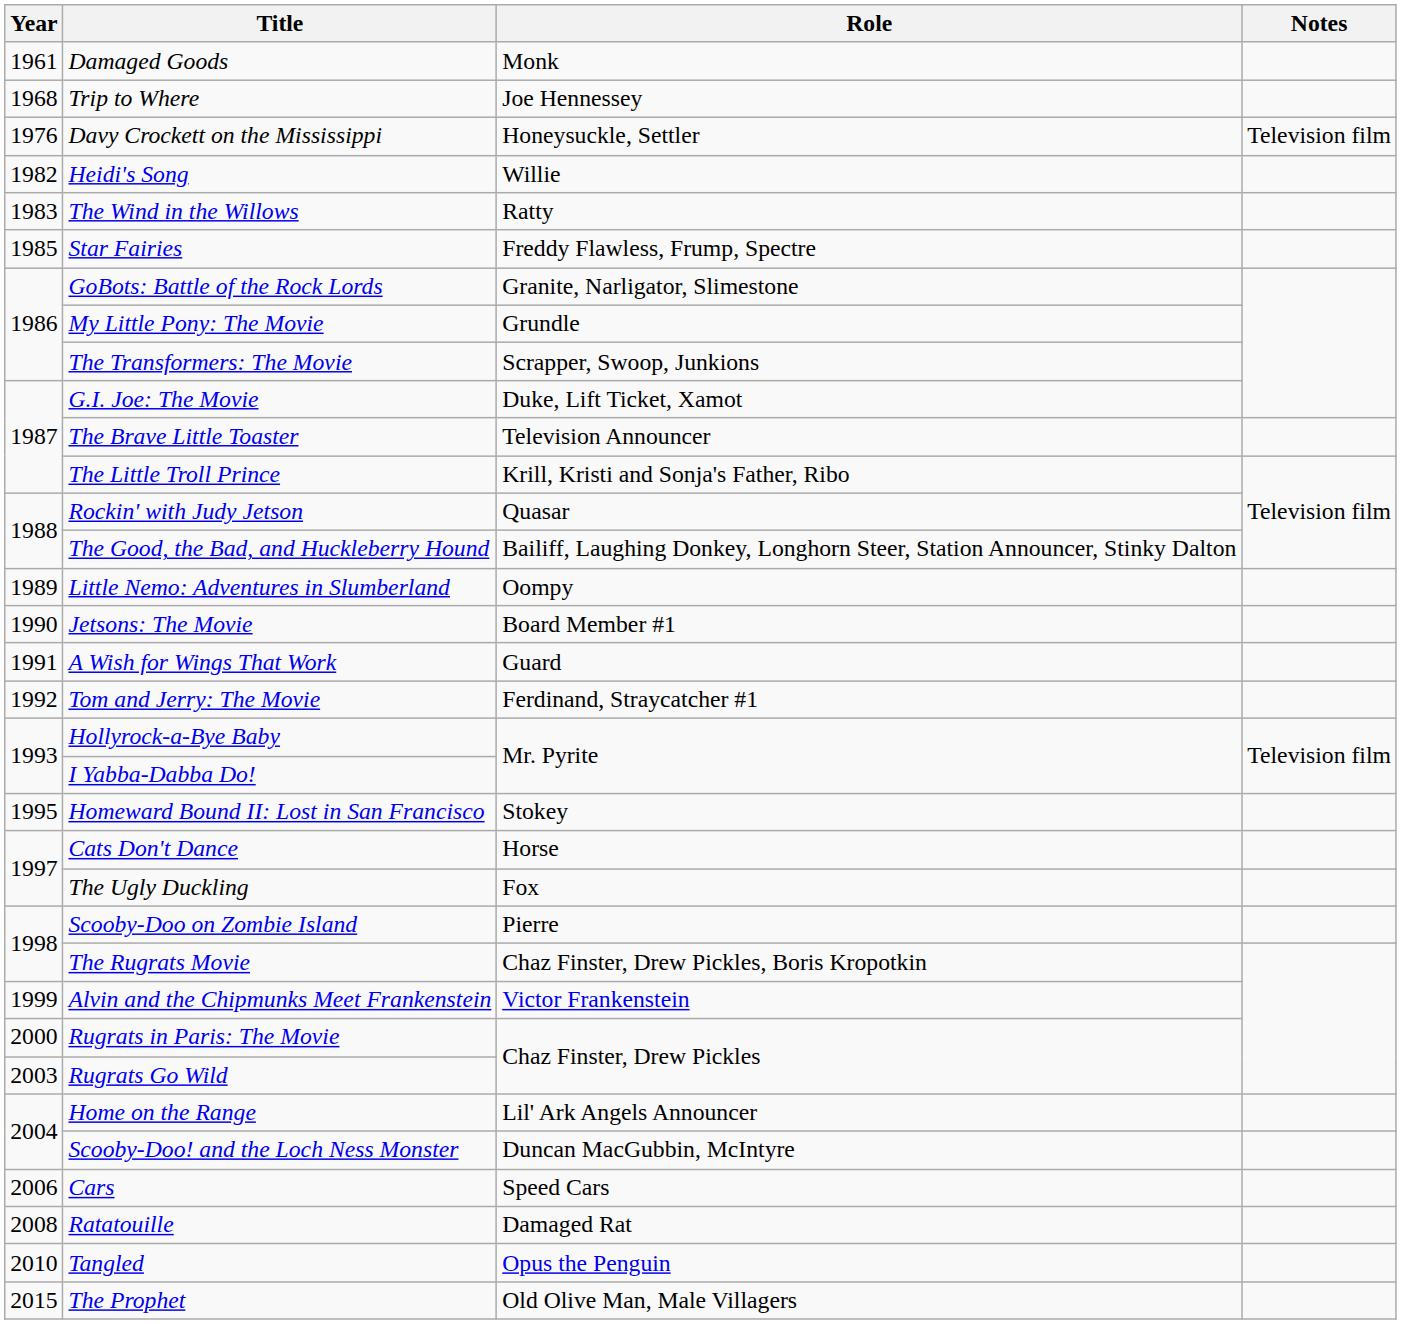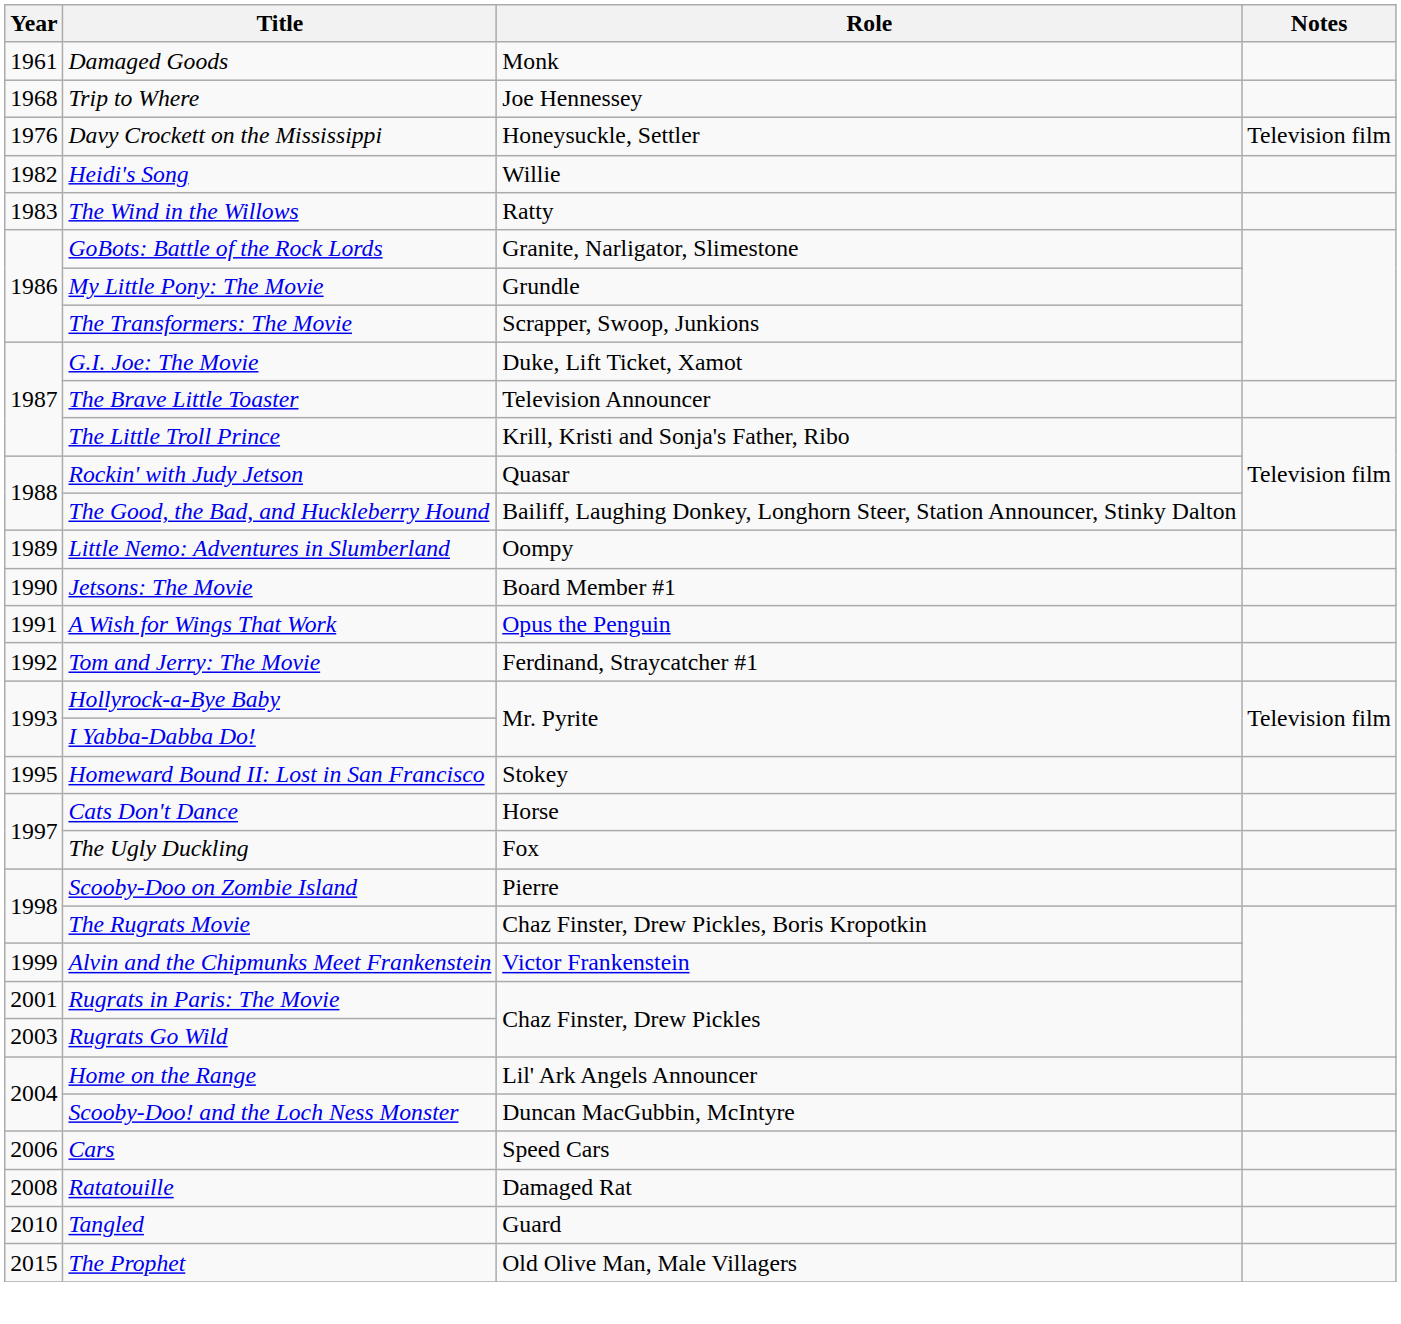- row: (125, 248)
(532, 661) Guard -> (586, 624) Opus the Penguin
(34, 1037) 2000 -> (34, 999) 2001
(586, 1262) Opus the Penguin -> (532, 1225) Guard
